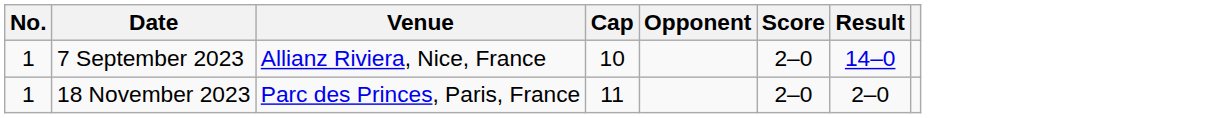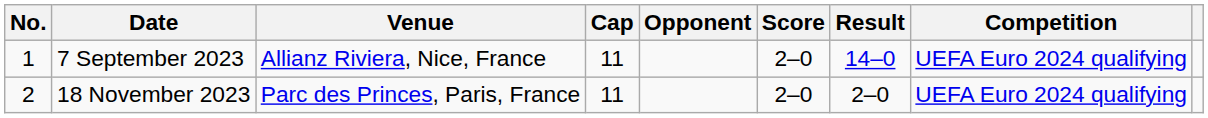+ column: (1051, 22)
(612, 58) 10 -> (612, 58) 11
(28, 94) 1 -> (28, 94) 2
